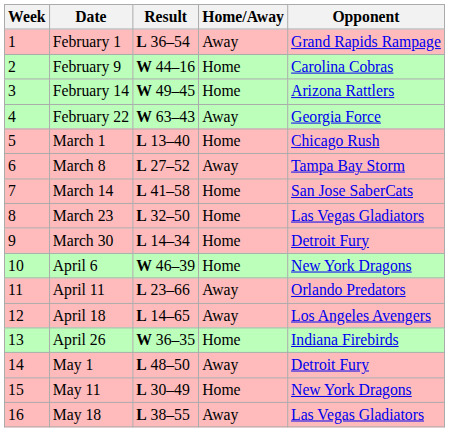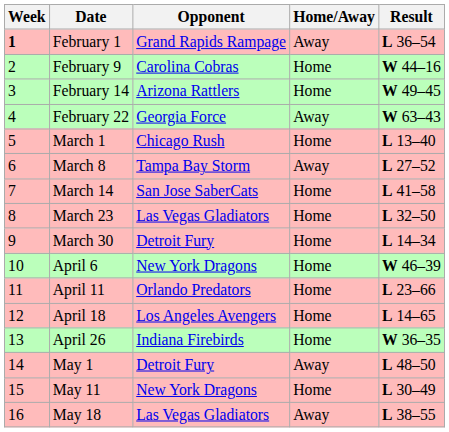columns swapped: (366, 16) <-> (166, 16)
(12, 41) normal -> (12, 41) bold
(220, 290) Away -> (312, 290) Home
(220, 315) Away -> (312, 315) Home
